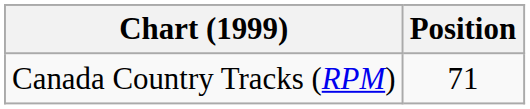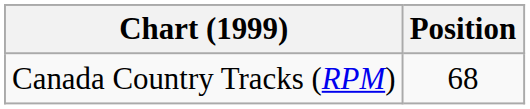(463, 77) 71 -> (463, 77) 68
